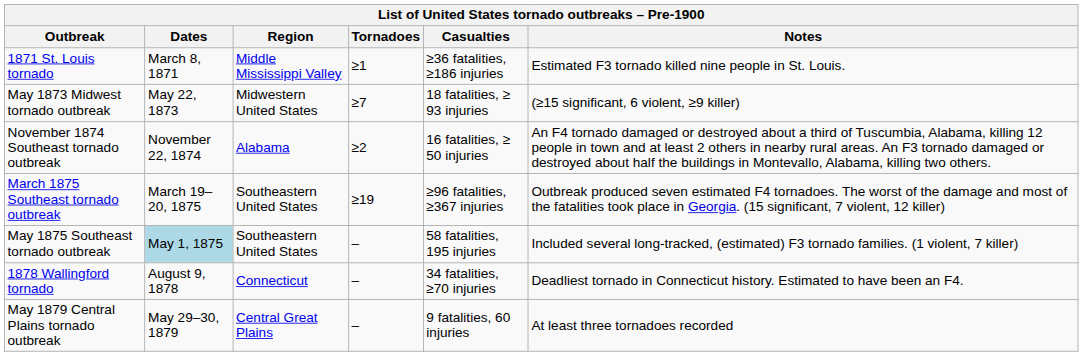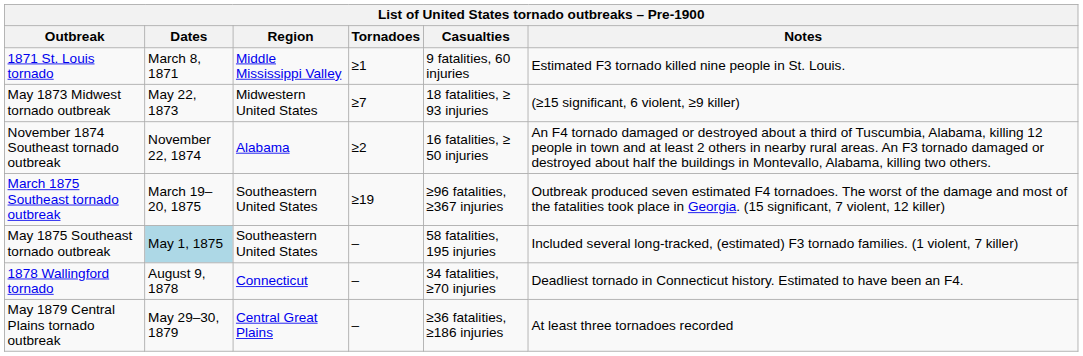(466, 66) ≥36 fatalities, ≥186 injuries -> (468, 66) 9 fatalities, 60 injuries
(468, 325) 9 fatalities, 60 injuries -> (466, 325) ≥36 fatalities, ≥186 injuries
